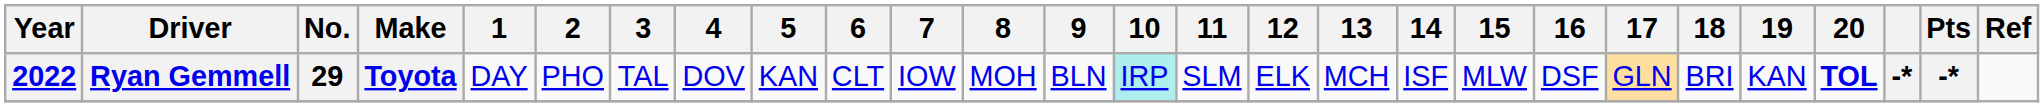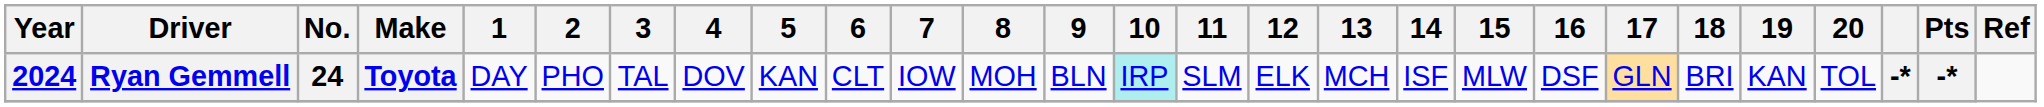(44, 76) 2022 -> (44, 76) 2024
(327, 76) 29 -> (327, 76) 24
(1849, 76) bold -> (1848, 76) normal
